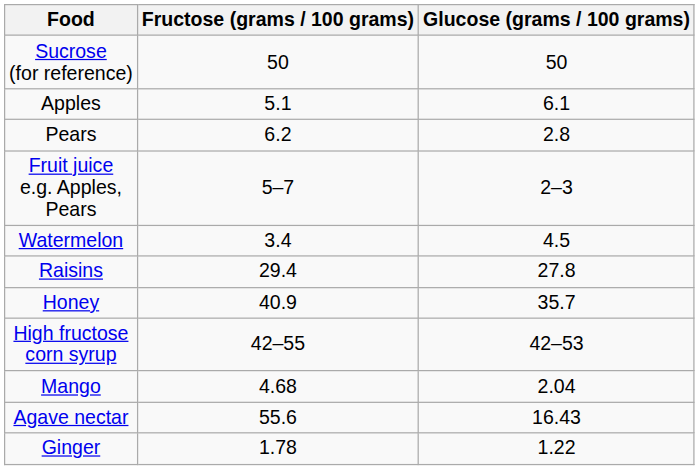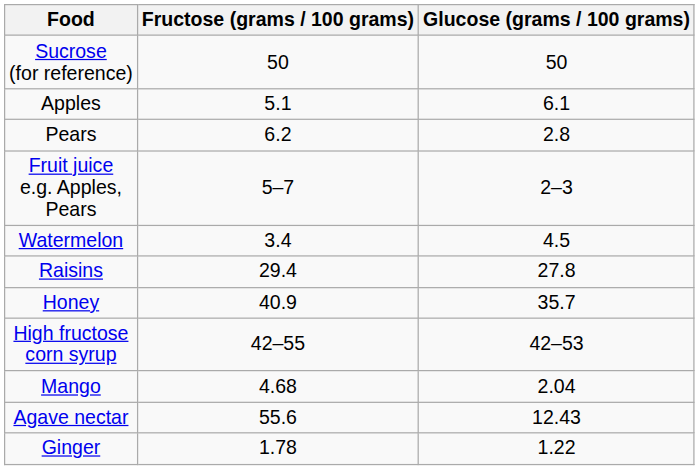(557, 417) 16.43 -> (557, 417) 12.43
